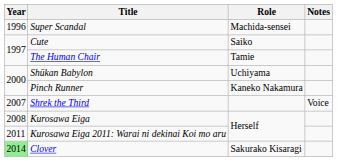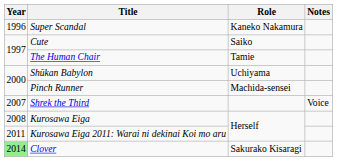(261, 27) Machida-sensei -> (267, 27) Kaneko Nakamura
(267, 88) Kaneko Nakamura -> (261, 88) Machida-sensei
